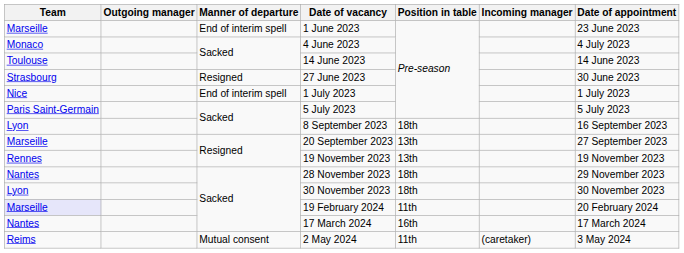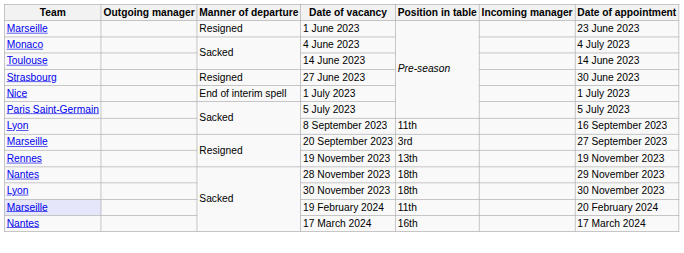(243, 28) End of interim spell -> (221, 28) Resigned
(408, 126) 18th -> (407, 126) 11th
(408, 142) 13th -> (405, 142) 3rd
- row: (330, 239)
